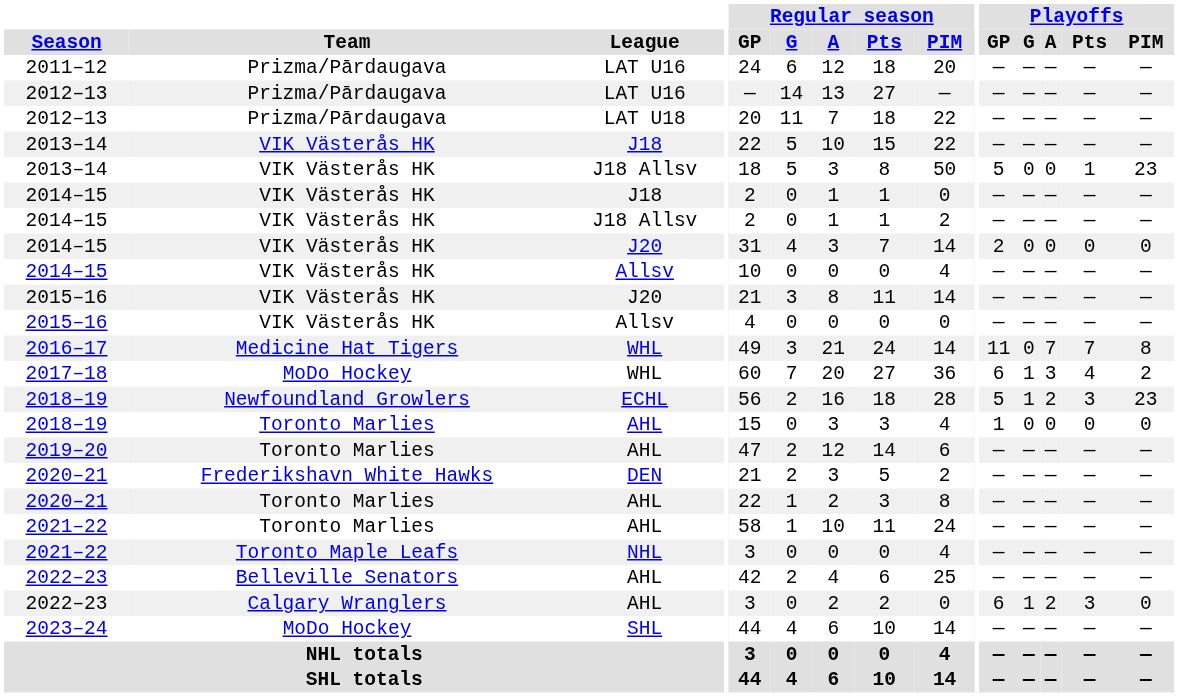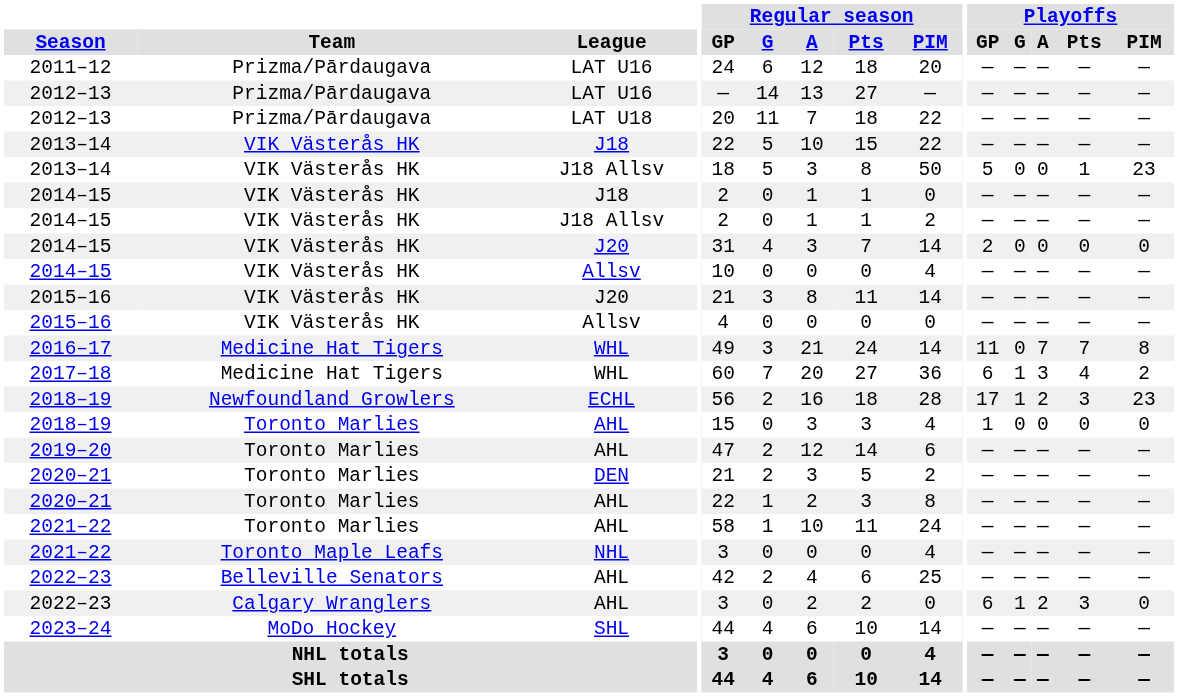(347, 374) MoDo Hockey -> (332, 374) Medicine Hat Tigers
(999, 399) 5 -> (988, 399) 17
(347, 476) Frederikshavn White Hawks -> (332, 476) Toronto Marlies
